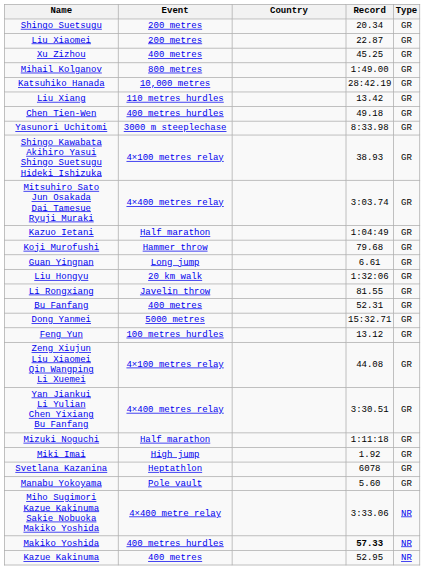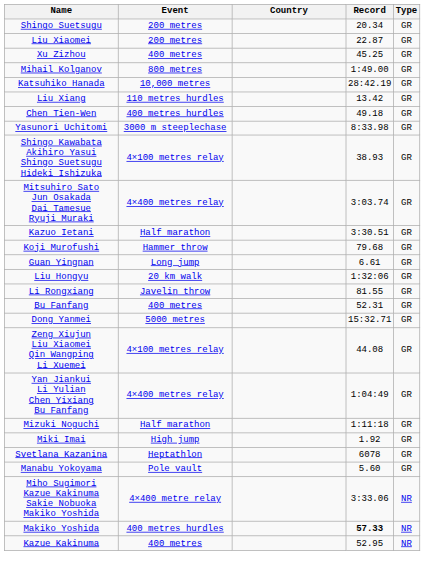(370, 233) 1:04:49 -> (370, 233) 3:30.51
- row: (61, 335)
(370, 410) 3:30.51 -> (370, 396) 1:04:49
